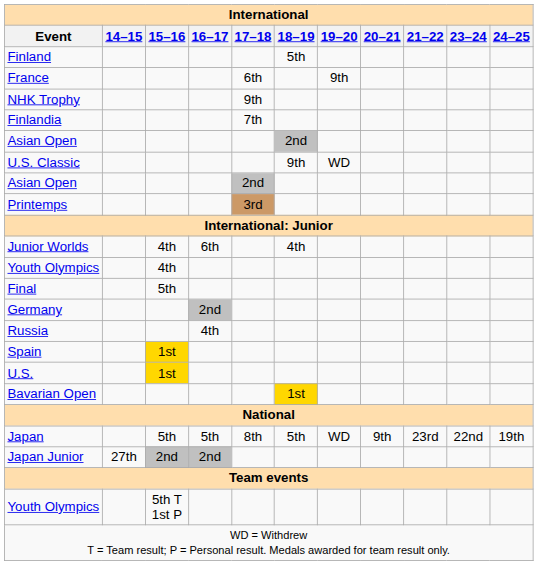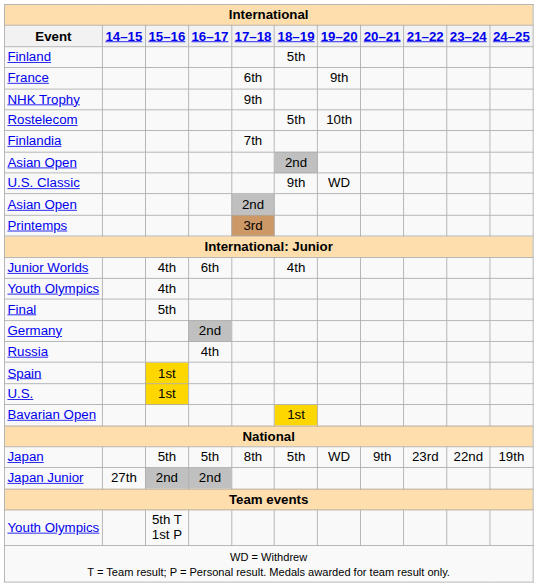+ row: (43, 120)
